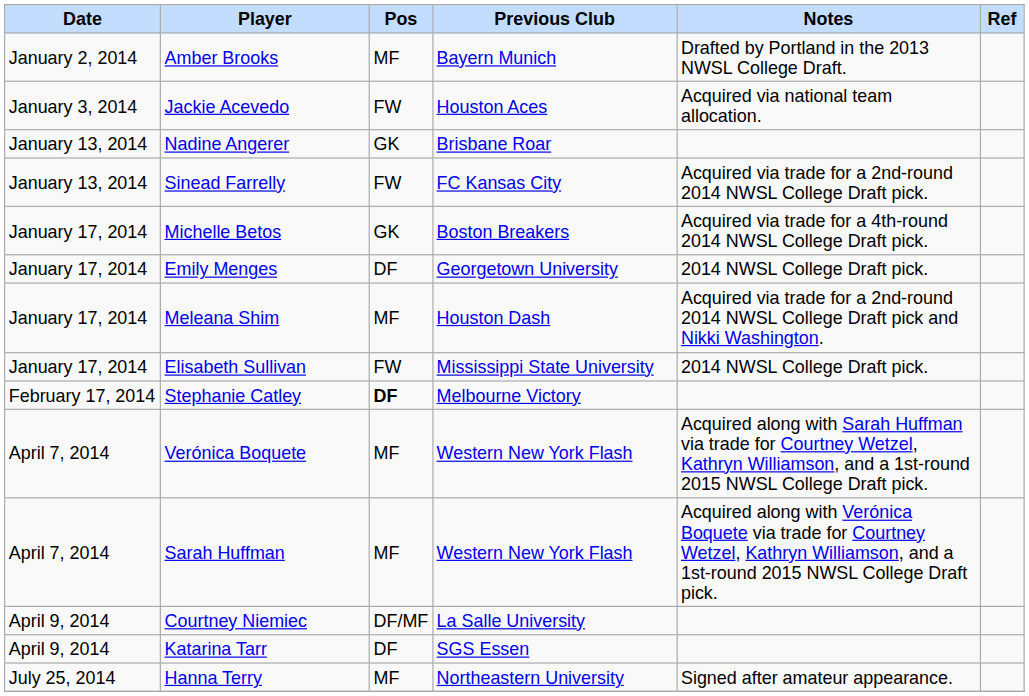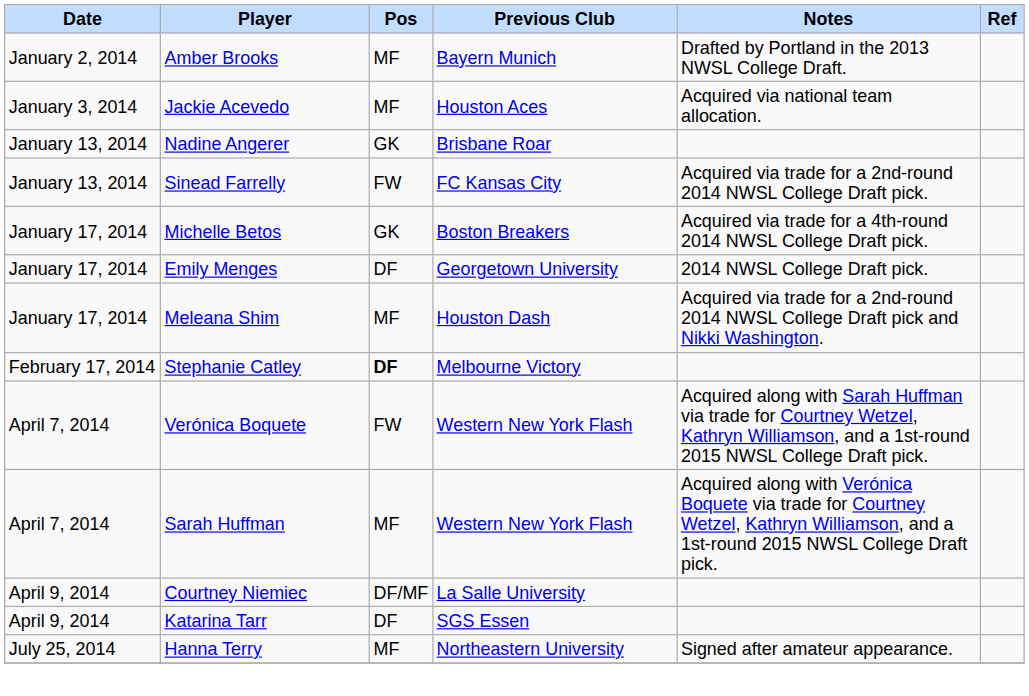(387, 106) FW -> (386, 106) MF
- row: (235, 366)
(386, 453) MF -> (387, 425) FW
